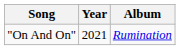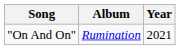columns swapped: (94, 14) <-> (142, 14)
